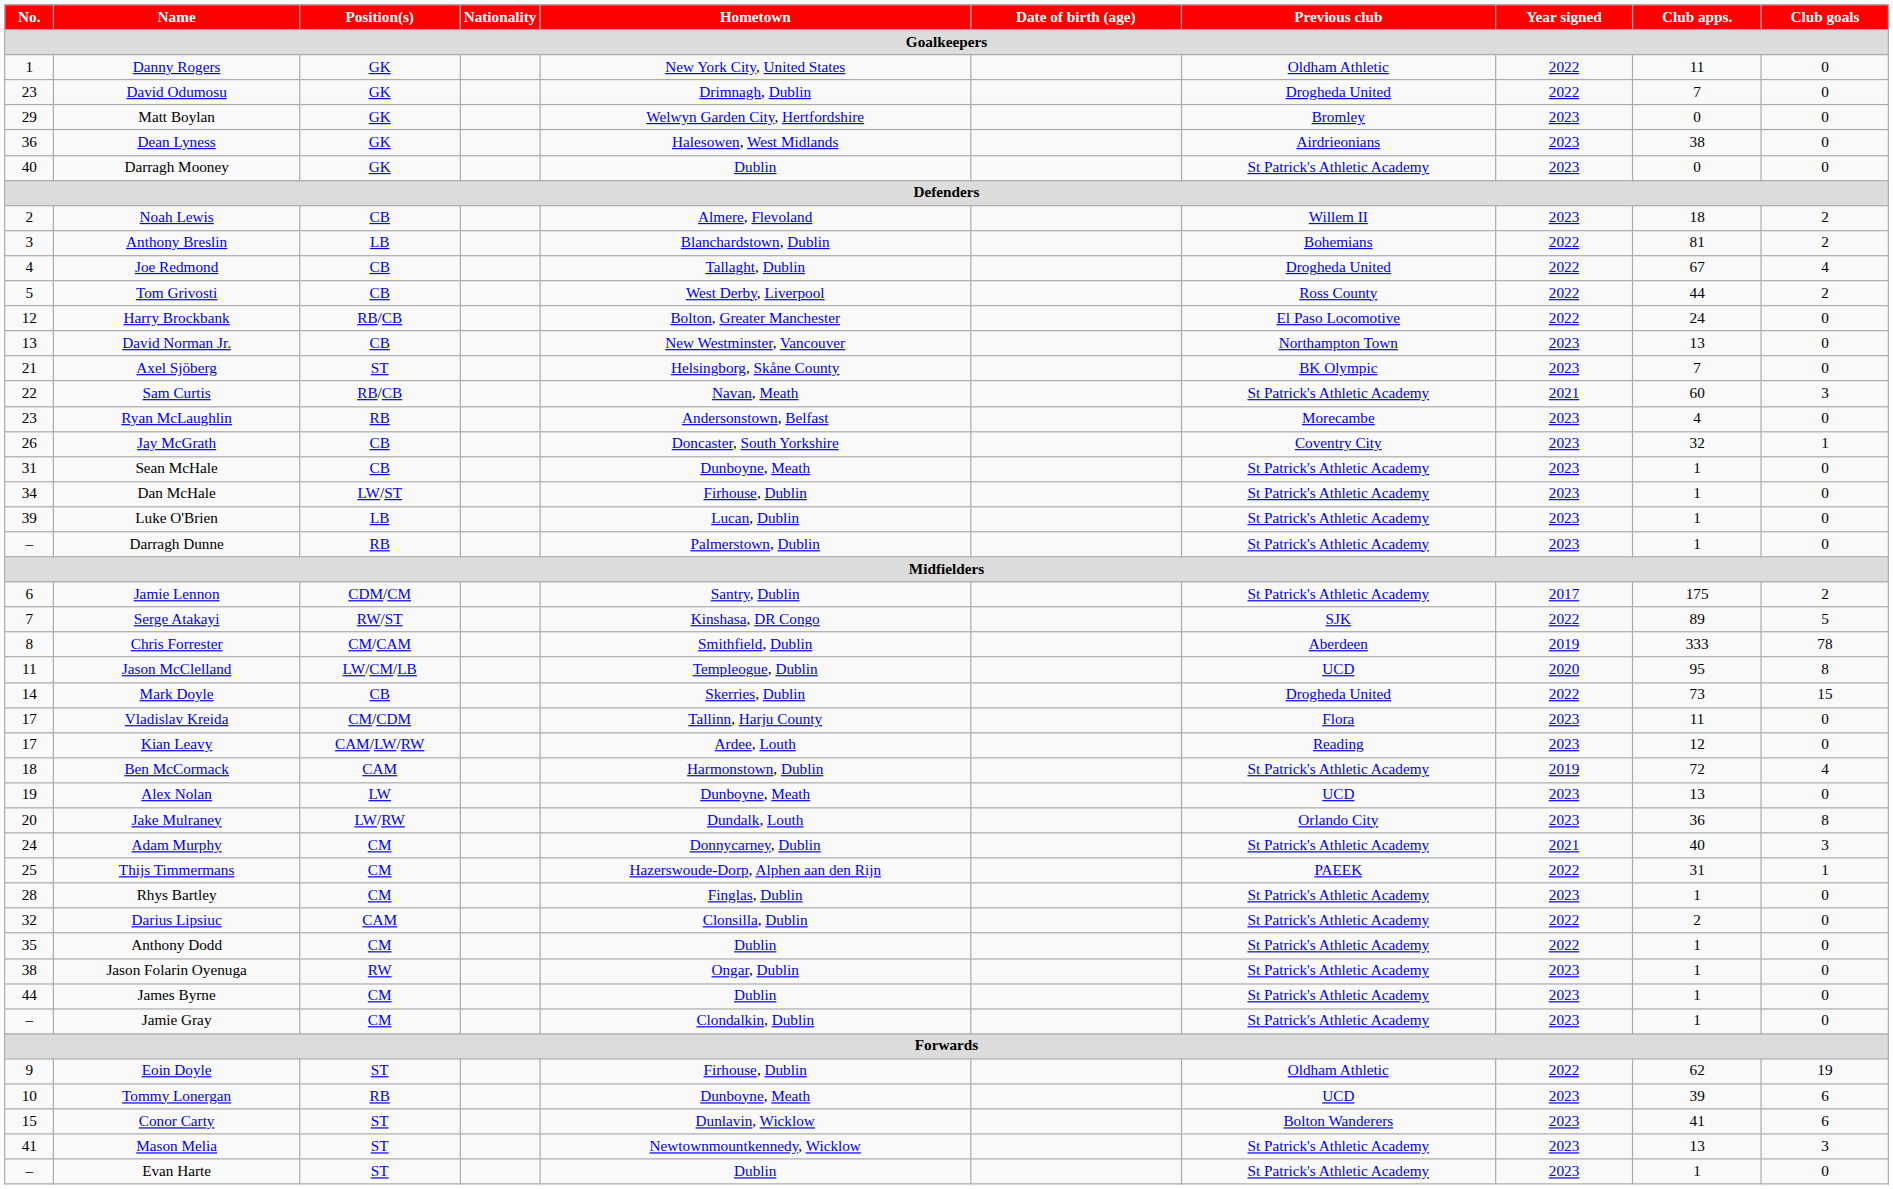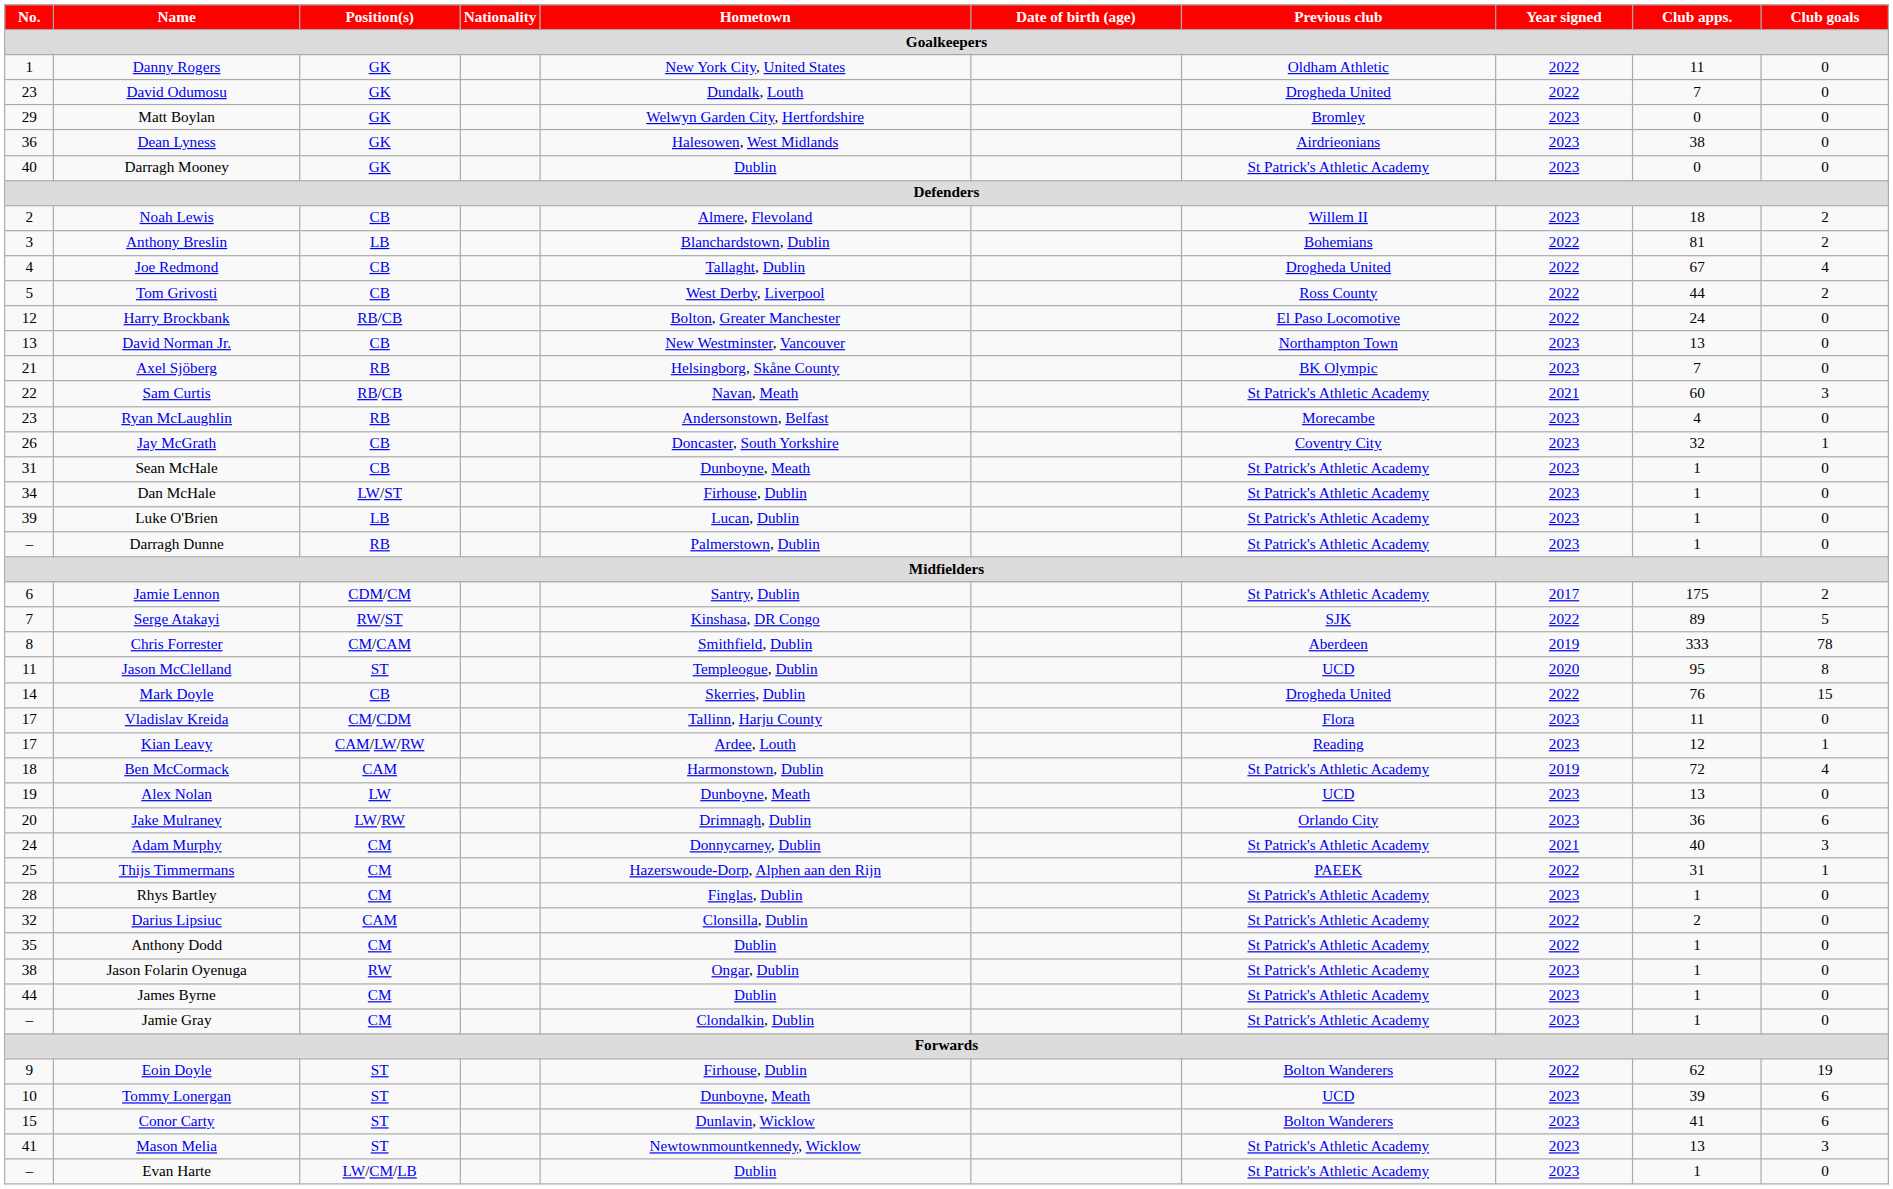(755, 92) Drimnagh, Dublin -> (755, 92) Dundalk, Louth
(380, 368) ST -> (380, 368) RB
(380, 669) LW/CM/LB -> (380, 669) ST
(1697, 694) 73 -> (1697, 694) 76
(1825, 744) 0 -> (1825, 744) 1
(755, 820) Dundalk, Louth -> (755, 820) Drimnagh, Dublin
(1825, 820) 8 -> (1825, 820) 6
(1338, 1071) Oldham Athletic -> (1338, 1071) Bolton Wanderers
(380, 1096) RB -> (380, 1096) ST
(380, 1171) ST -> (380, 1171) LW/CM/LB
